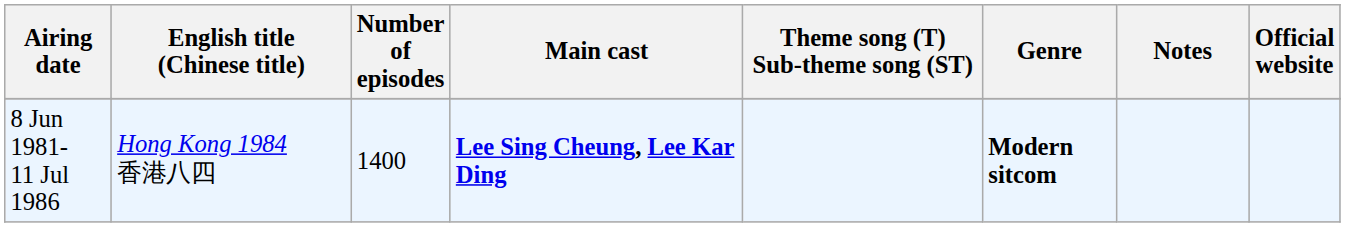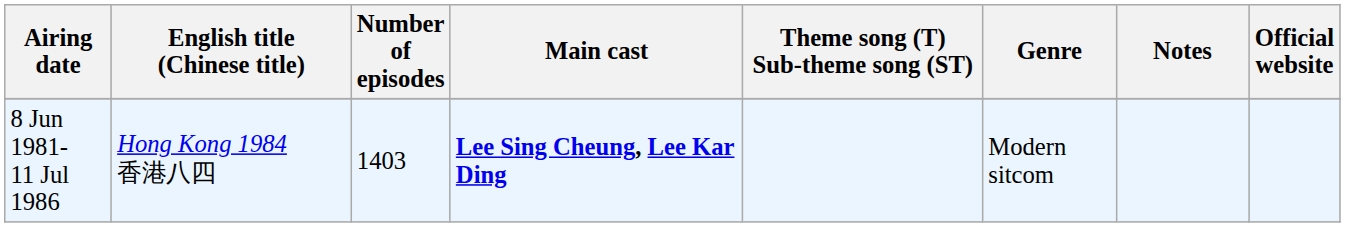(381, 160) 1400 -> (381, 160) 1403
(1031, 160) bold -> (1027, 160) normal
